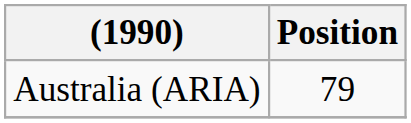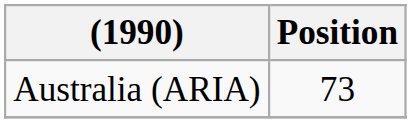(337, 88) 79 -> (337, 88) 73
